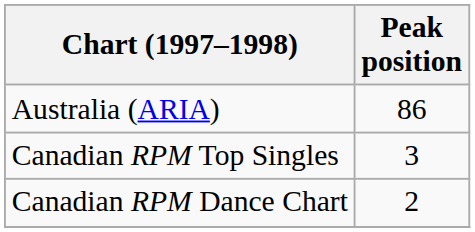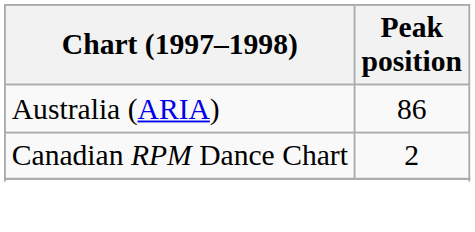- row: (175, 155)
